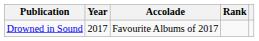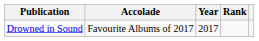columns swapped: (165, 12) <-> (98, 12)
